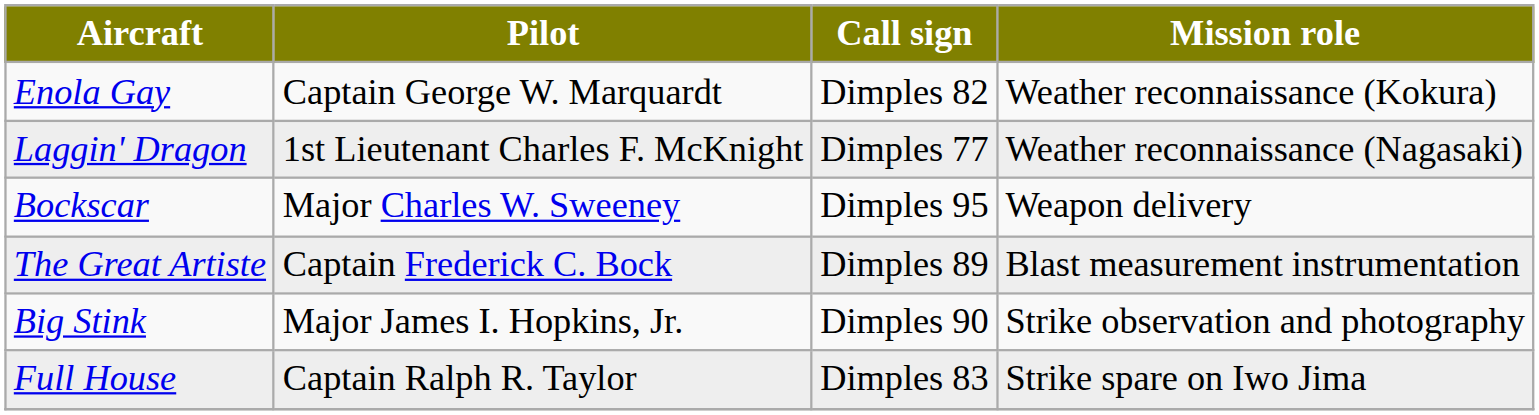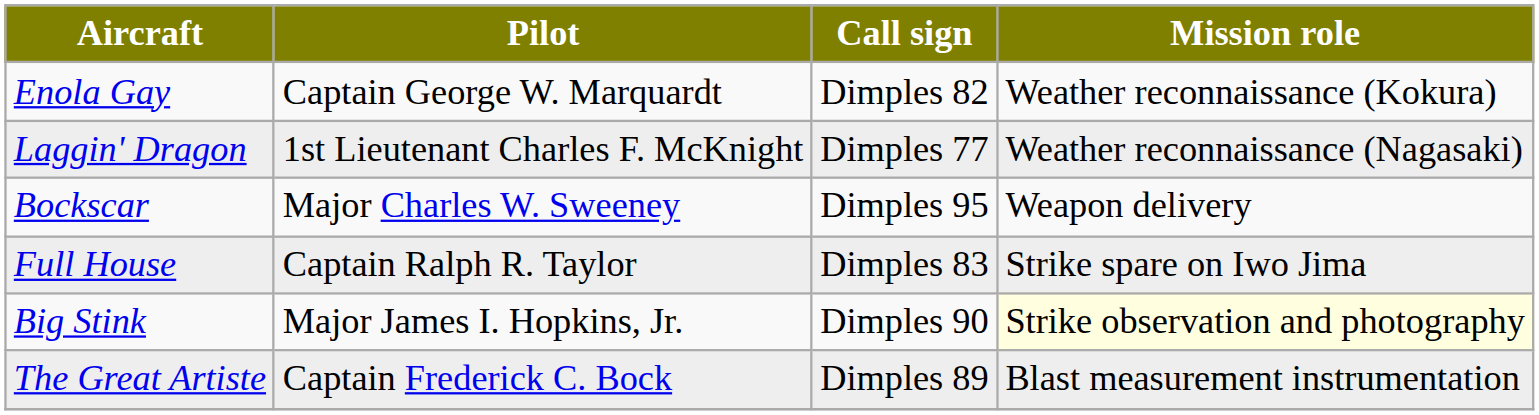rows swapped: (140, 263) <-> (95, 378)
(1265, 321) no background -> (1265, 321) lightyellow background
